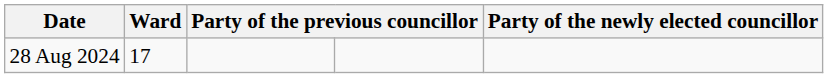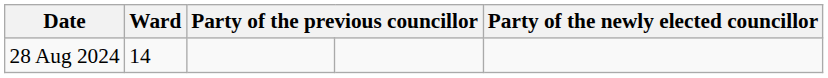(140, 55) 17 -> (140, 55) 14
